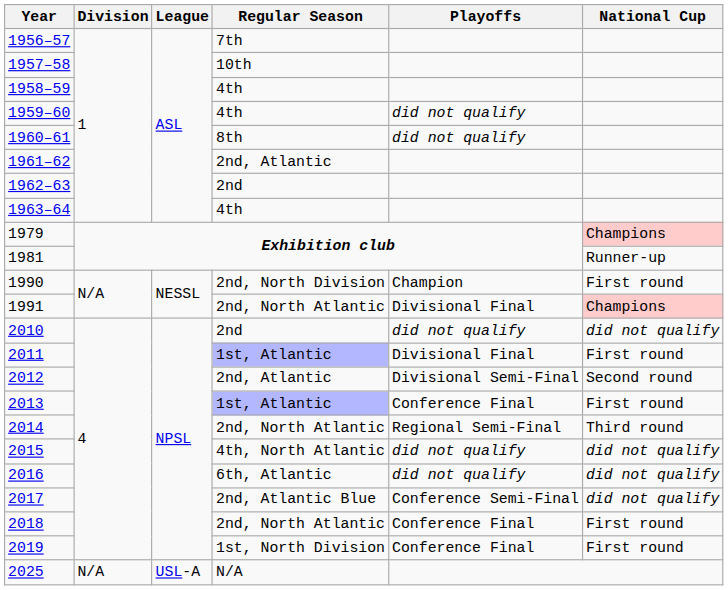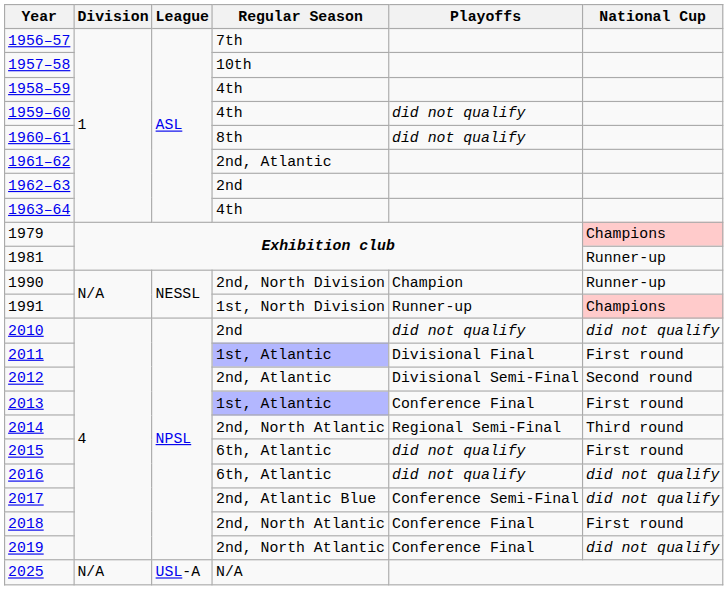(635, 282) First round -> (626, 282) Runner-up
(301, 306) 2nd, North Atlantic -> (301, 306) 1st, North Division
(463, 306) Divisional Final -> (432, 306) Runner-up
(301, 451) 4th, North Atlantic -> (274, 451) 6th, Atlantic
(653, 451) did not qualify -> (635, 451) First round
(301, 548) 1st, North Division -> (301, 548) 2nd, North Atlantic
(635, 548) First round -> (653, 548) did not qualify
